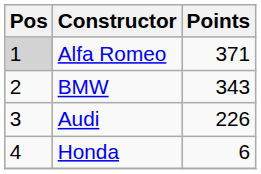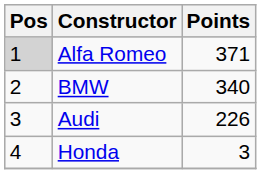(233, 86) 343 -> (233, 86) 340
(244, 152) 6 -> (244, 152) 3
